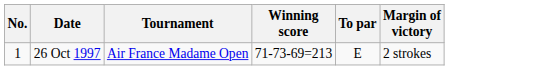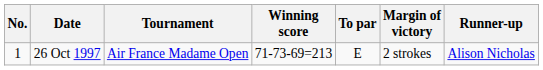+ column: (491, 23)
